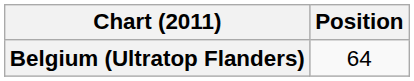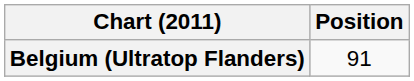(359, 57) 64 -> (359, 57) 91
